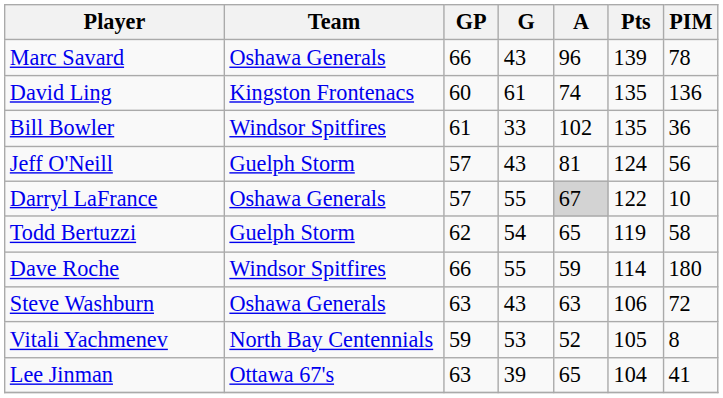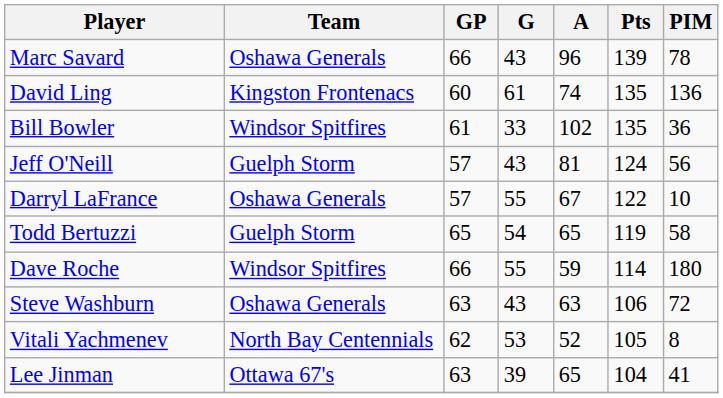(570, 198) lightgrey background -> (570, 198) no background
(460, 233) 62 -> (460, 233) 65
(460, 339) 59 -> (460, 339) 62
